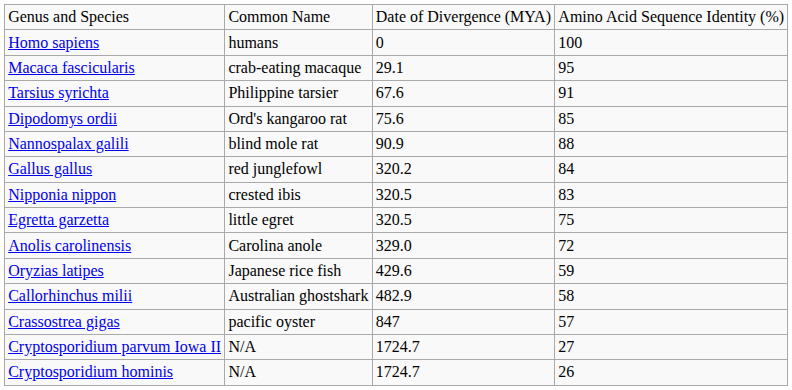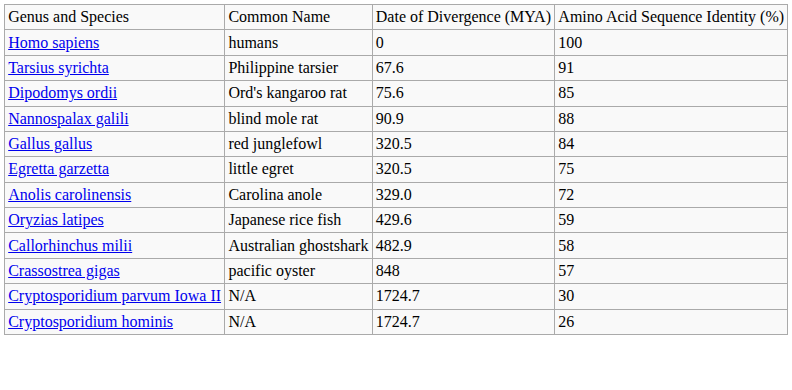- row: (71, 67)
(394, 169) 320.2 -> (394, 144) 320.5
- row: (62, 194)
(388, 321) 847 -> (388, 270) 848
(566, 347) 27 -> (566, 296) 30
